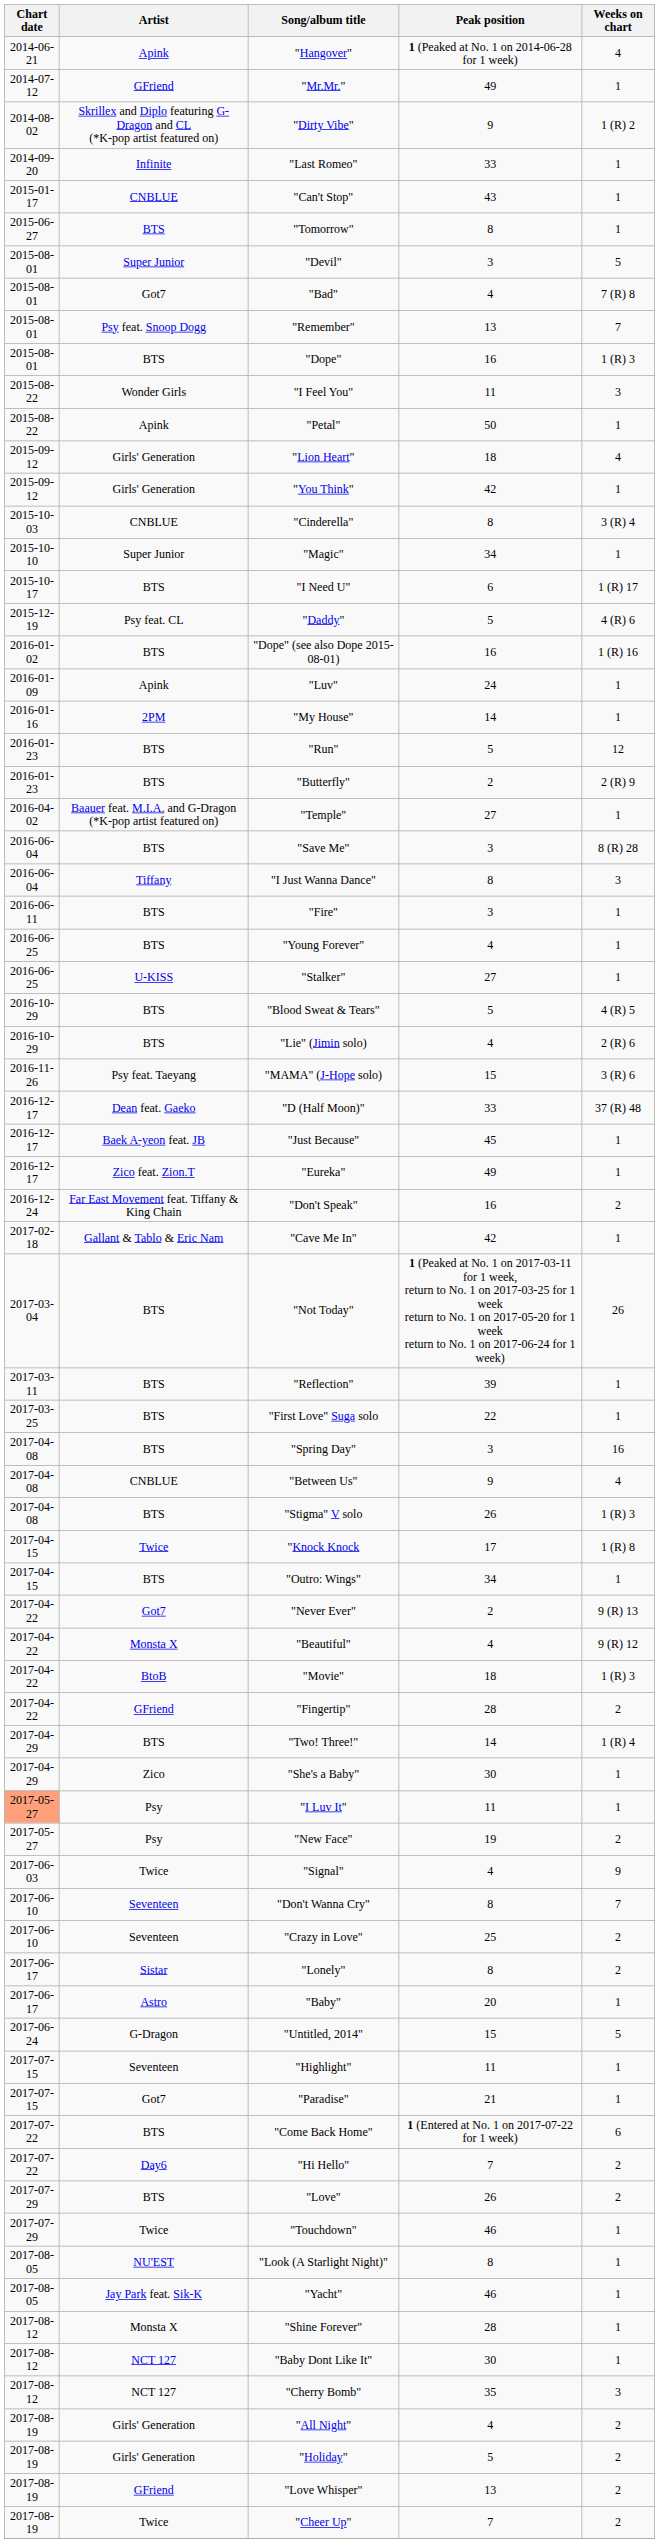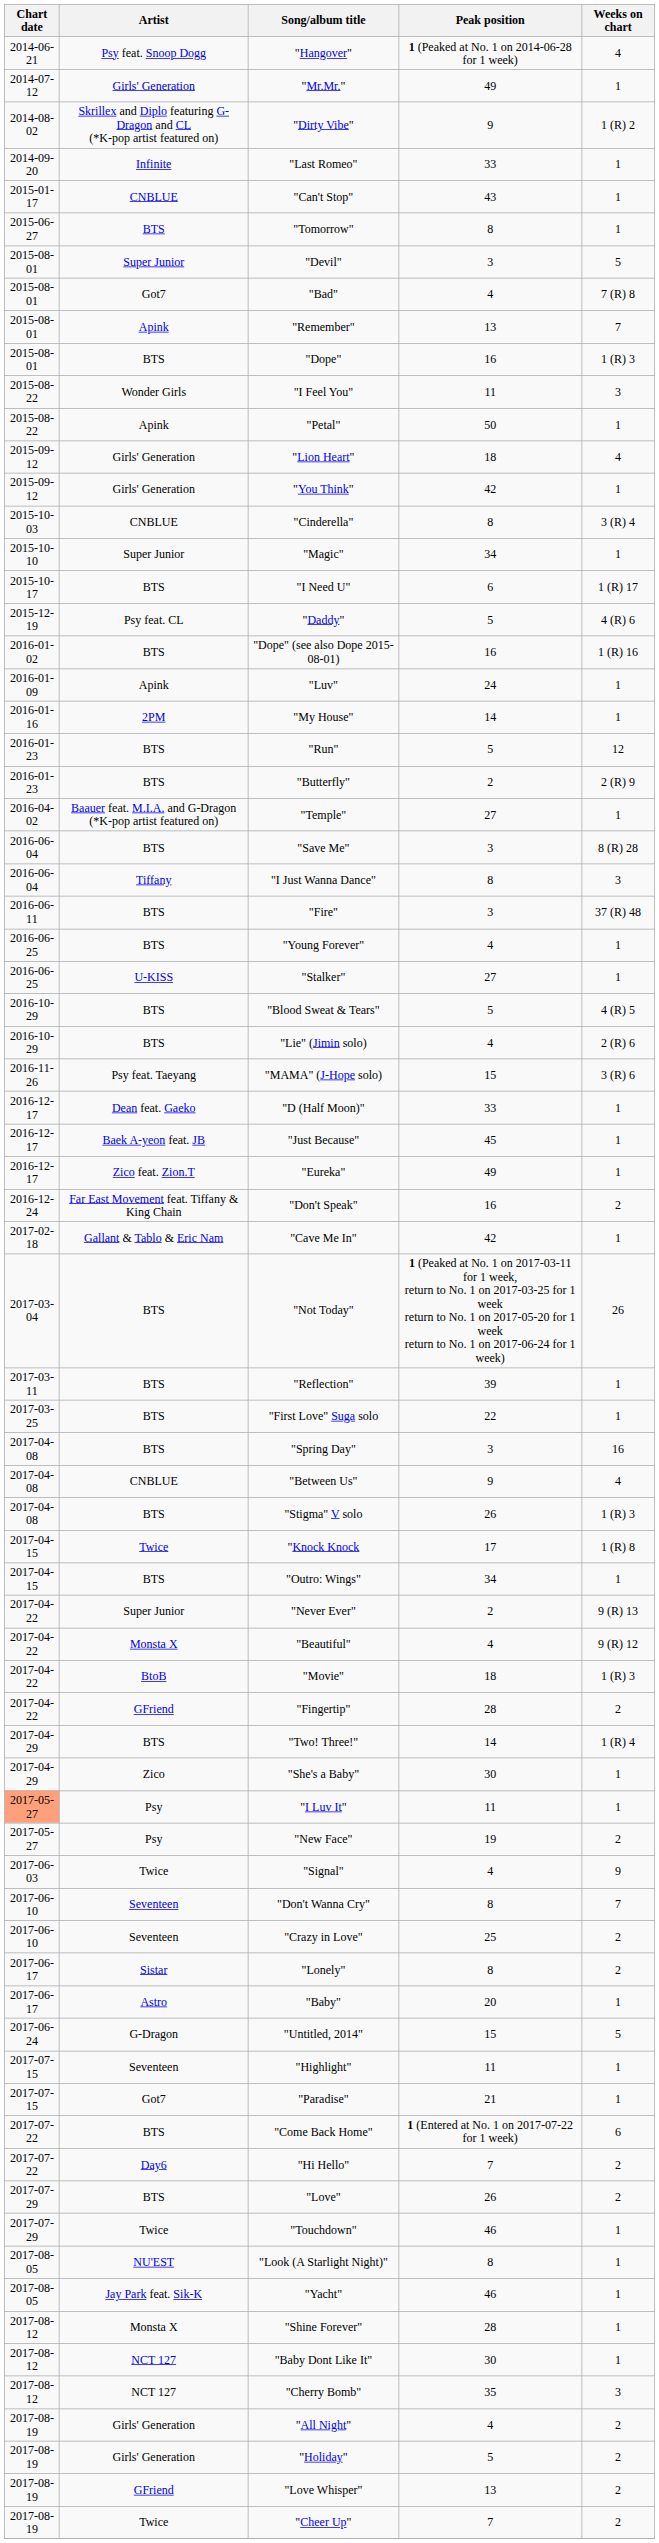(154, 53) Apink -> (154, 53) Psy feat. Snoop Dogg
(154, 85) GFriend -> (154, 85) Girls' Generation
(154, 327) Psy feat. Snoop Dogg -> (154, 327) Apink
(618, 912) 1 -> (618, 912) 37 (R) 48
(618, 1107) 37 (R) 48 -> (618, 1107) 1
(154, 1611) Got7 -> (154, 1611) Super Junior
